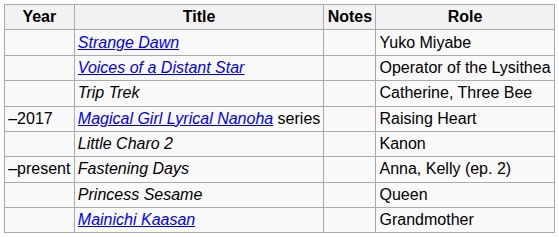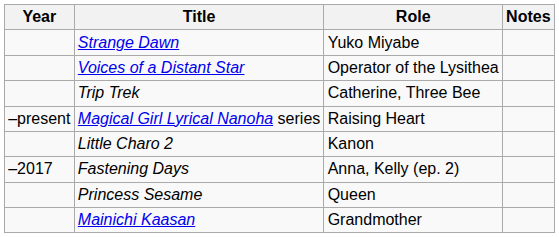columns swapped: (465, 17) <-> (350, 17)
(30, 118) –2017 -> (39, 118) –present
(39, 169) –present -> (30, 169) –2017
